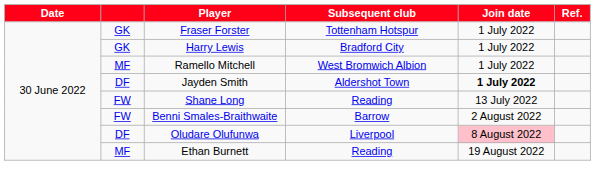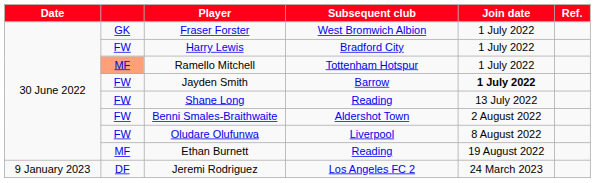(372, 31) Tottenham Hotspur -> (372, 31) West Bromwich Albion
(122, 48) GK -> (122, 48) FW
(122, 65) no background -> (122, 65) lightsalmon background
(372, 65) West Bromwich Albion -> (372, 65) Tottenham Hotspur
(122, 83) DF -> (122, 83) FW
(372, 83) Aldershot Town -> (372, 83) Barrow
(372, 117) Barrow -> (372, 117) Aldershot Town
(122, 134) DF -> (122, 134) FW
(506, 134) pink background -> (506, 134) no background
+ row: (215, 169)
